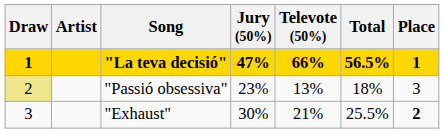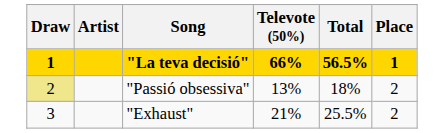- column: (253, 26)
(416, 88) 3 -> (394, 88) 2
(416, 114) bold -> (394, 114) normal
